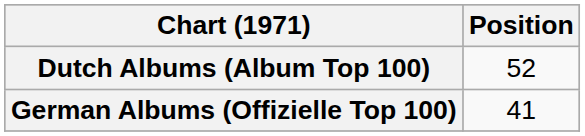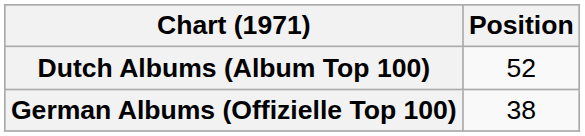(521, 109) 41 -> (521, 109) 38
